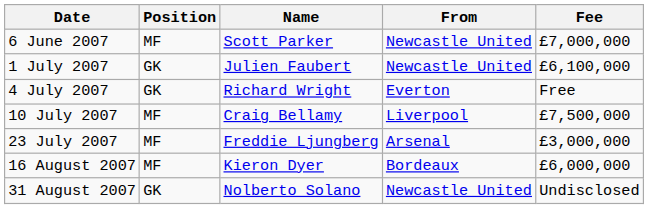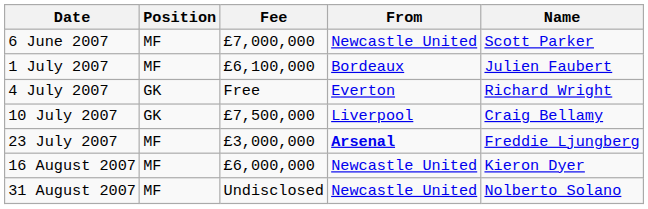columns swapped: (301, 17) <-> (589, 17)
(152, 67) GK -> (152, 67) MF
(459, 67) Newcastle United -> (368, 67) Bordeaux
(152, 116) MF -> (152, 116) GK
(418, 141) normal -> (363, 141) bold
(422, 166) Bordeaux -> (404, 166) Newcastle United
(152, 191) GK -> (152, 191) MF
